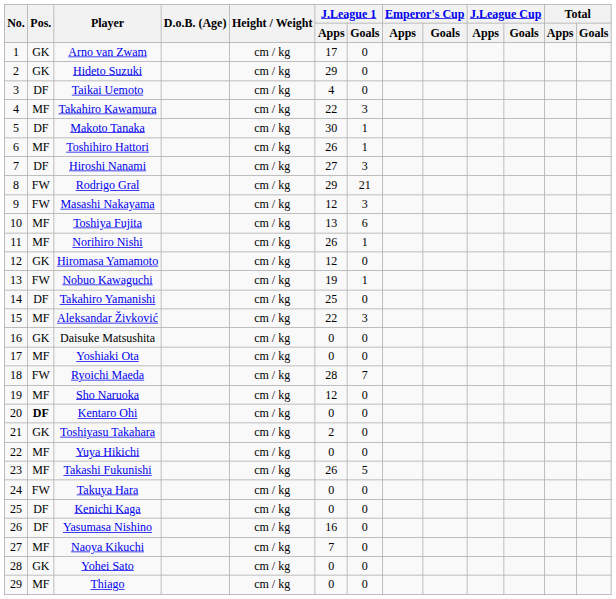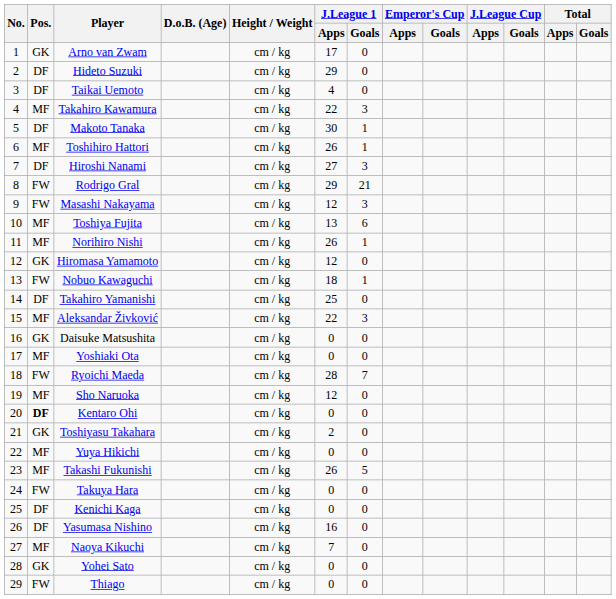(41, 71) GK -> (41, 71) DF
(331, 280) 19 -> (331, 280) 18
(41, 584) MF -> (41, 584) FW
